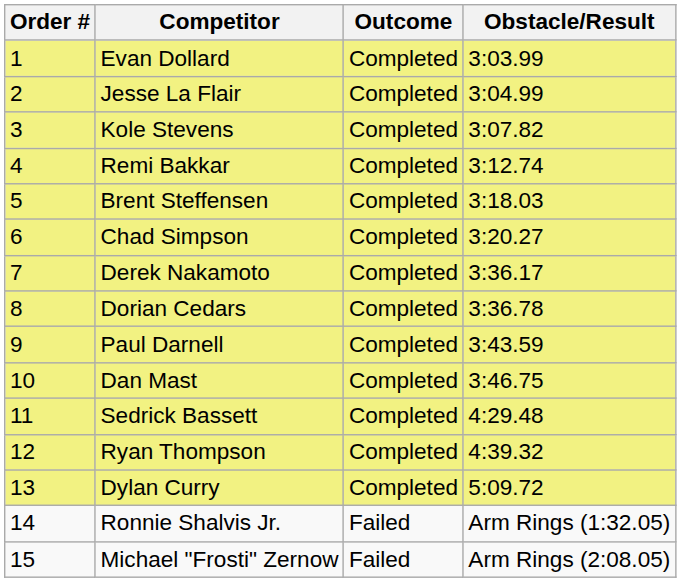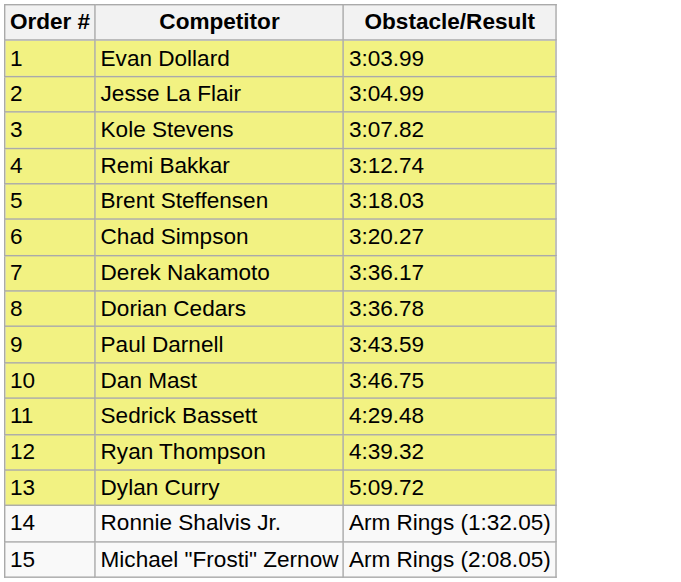- column: (403, 22)
